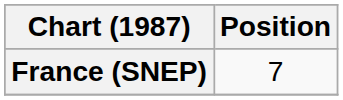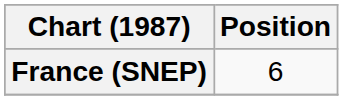(275, 71) 7 -> (275, 71) 6
